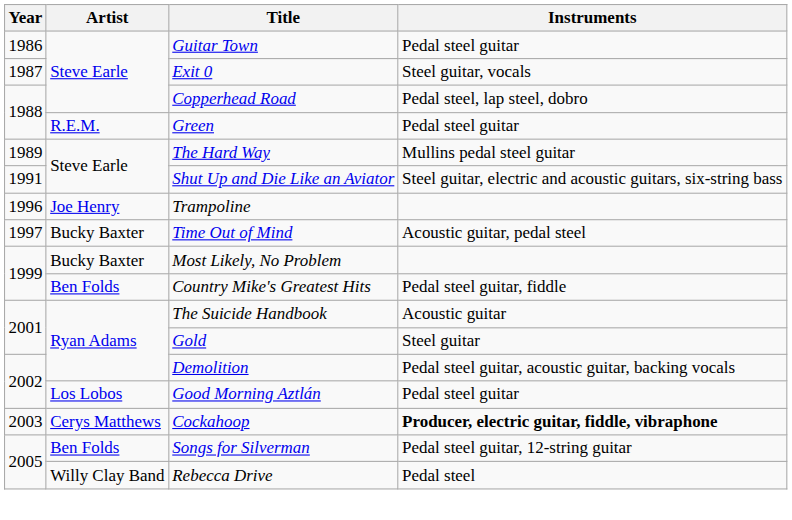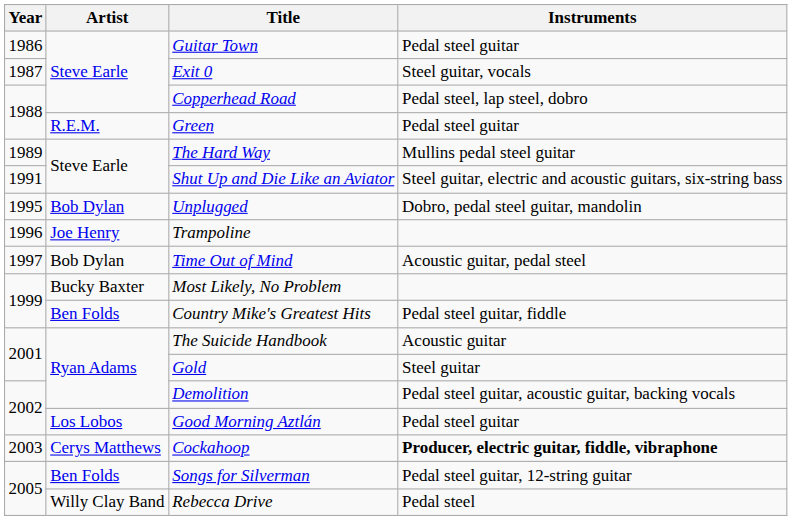+ row: (210, 206)
(97, 233) Bucky Baxter -> (87, 260) Bob Dylan
